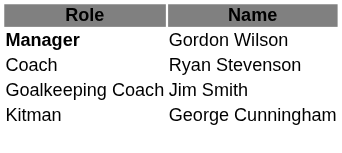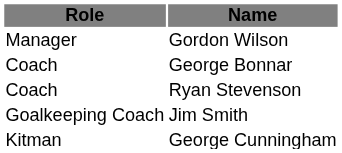(43, 40) bold -> (41, 40) normal
+ row: (231, 65)
